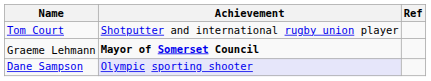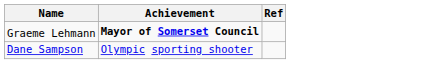- row: (35, 30)
(177, 67) lavender background -> (177, 50) no background
